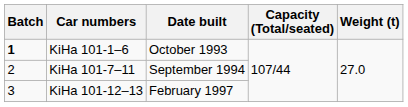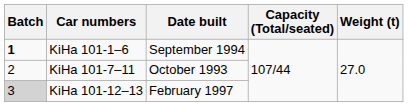(188, 49) October 1993 -> (197, 49) September 1994
(197, 70) September 1994 -> (188, 70) October 1993
(11, 91) no background -> (11, 91) lightgrey background
